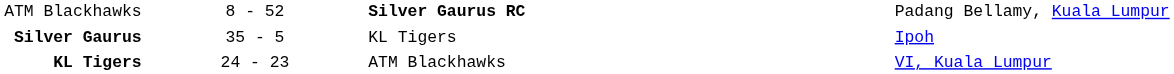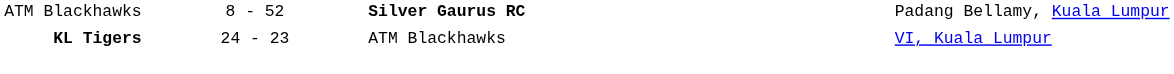- row: (78, 37)
